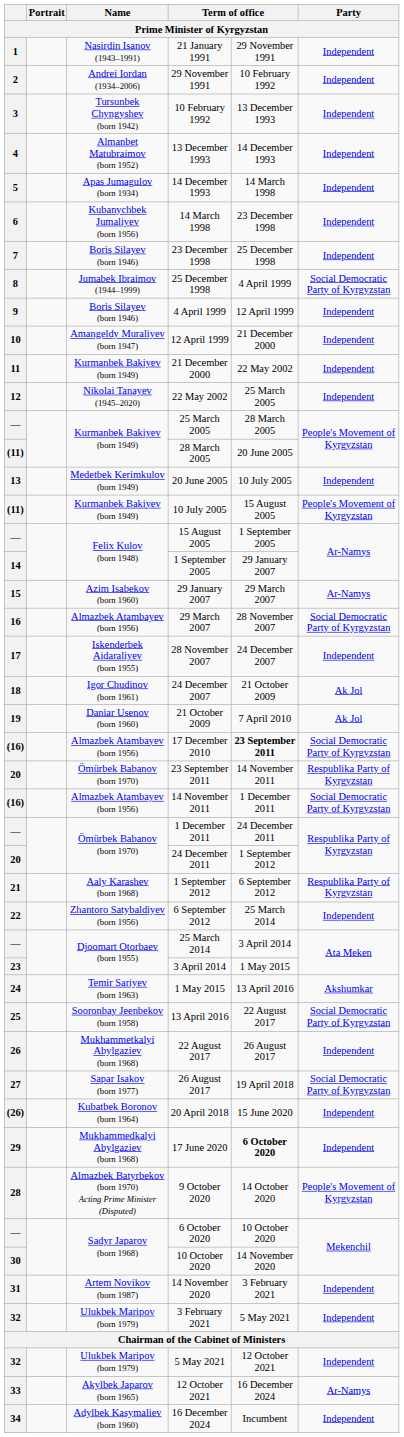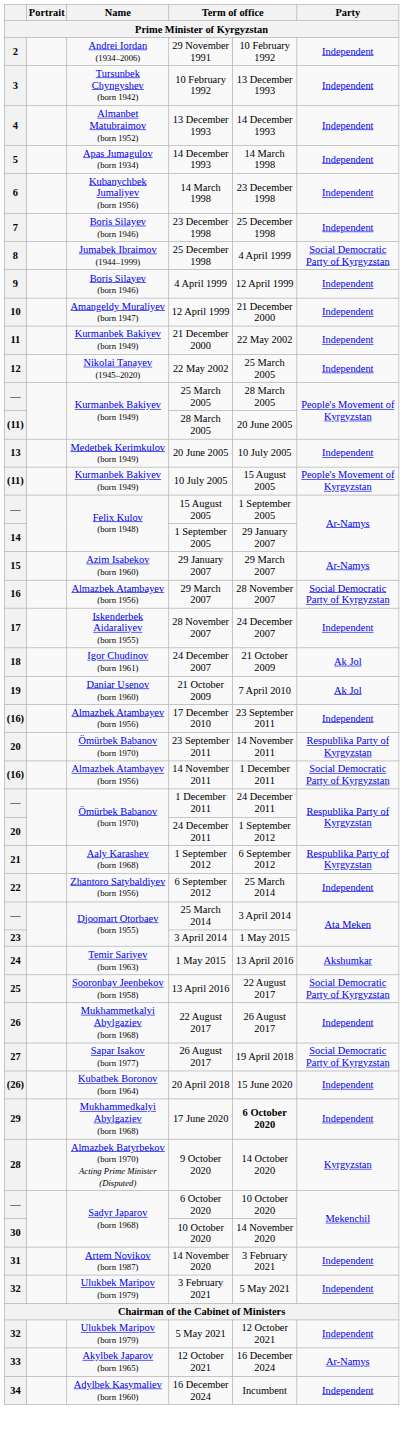- row: (200, 51)
(265, 746) bold -> (265, 718) normal
(349, 746) Social Democratic Party of Kyrgyzstan -> (348, 718) Independent
(349, 1193) People's Movement of Kyrgyzstan -> (348, 1164) Kyrgyzstan
